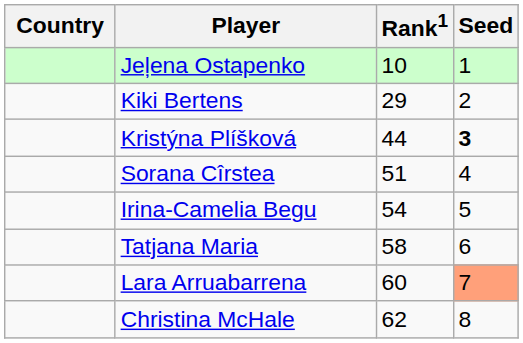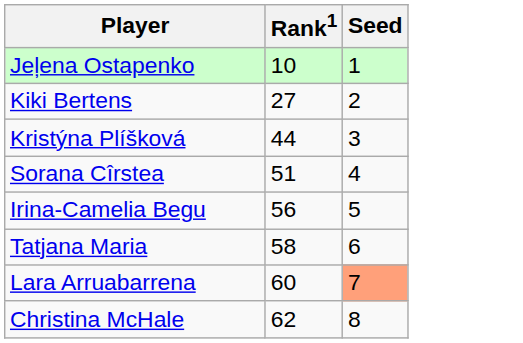- column: (60, 25)
(394, 101) 29 -> (284, 101) 27
(465, 137) bold -> (354, 137) normal
(394, 210) 54 -> (284, 210) 56
